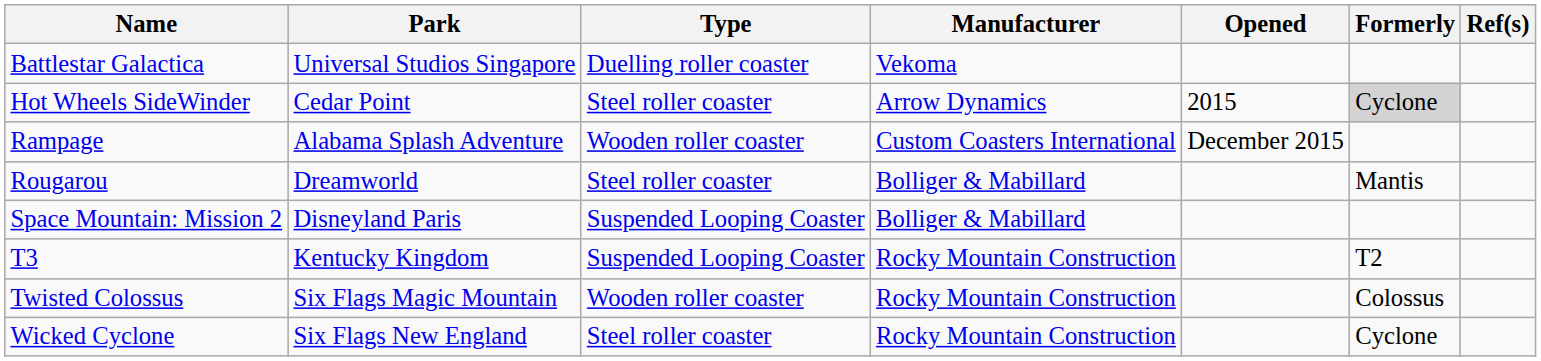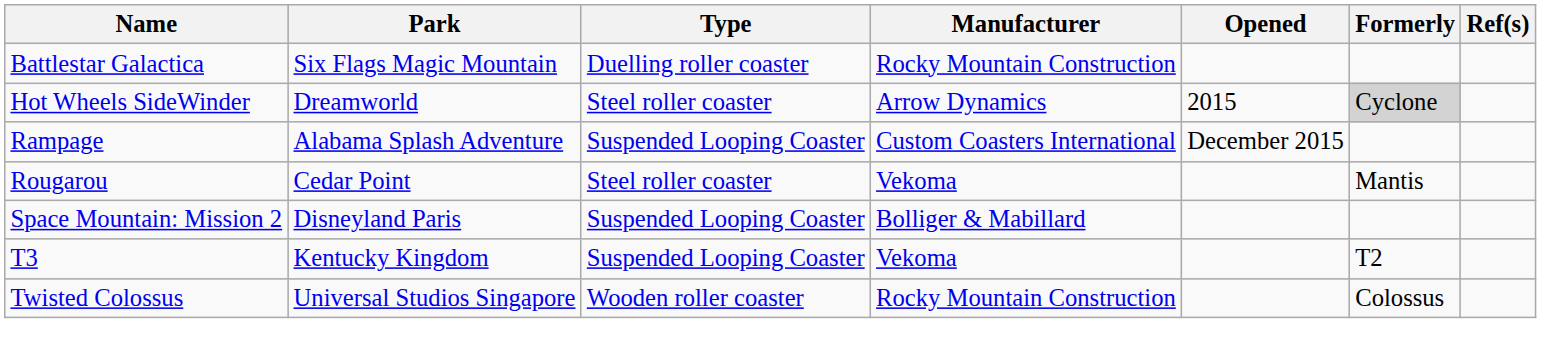(435, 63) Universal Studios Singapore -> (425, 63) Six Flags Magic Mountain
(916, 63) Vekoma -> (1026, 63) Rocky Mountain Construction
(352, 102) Cedar Point -> (356, 102) Dreamworld
(695, 141) Wooden roller coaster -> (726, 141) Suspended Looping Coaster
(356, 180) Dreamworld -> (352, 180) Cedar Point
(981, 180) Bolliger & Mabillard -> (916, 180) Vekoma
(1026, 258) Rocky Mountain Construction -> (916, 258) Vekoma
(425, 297) Six Flags Magic Mountain -> (435, 297) Universal Studios Singapore
- row: (92, 336)
